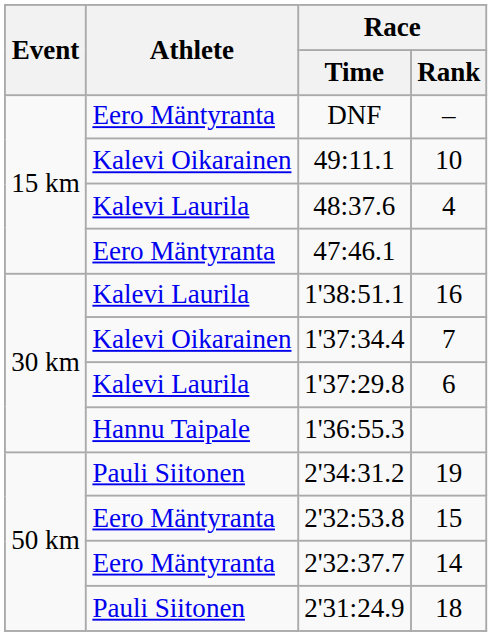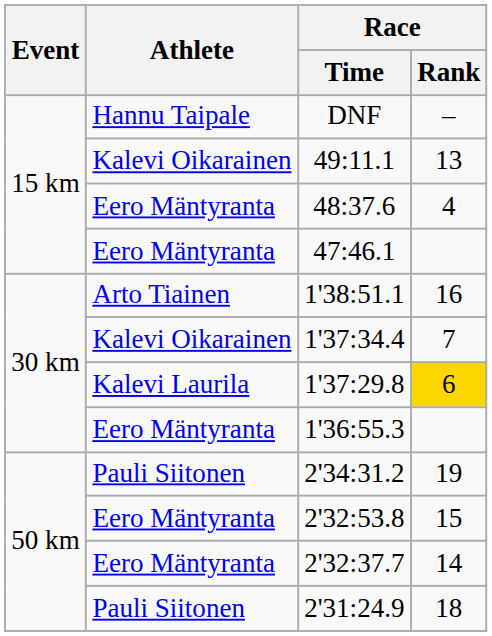(184, 116) Eero Mäntyranta -> (171, 116) Hannu Taipale
(449, 161) 10 -> (449, 161) 13
(171, 205) Kalevi Laurila -> (184, 205) Eero Mäntyranta
(171, 295) Kalevi Laurila -> (161, 295) Arto Tiainen
(449, 384) no background -> (449, 384) gold background
(171, 429) Hannu Taipale -> (184, 429) Eero Mäntyranta
